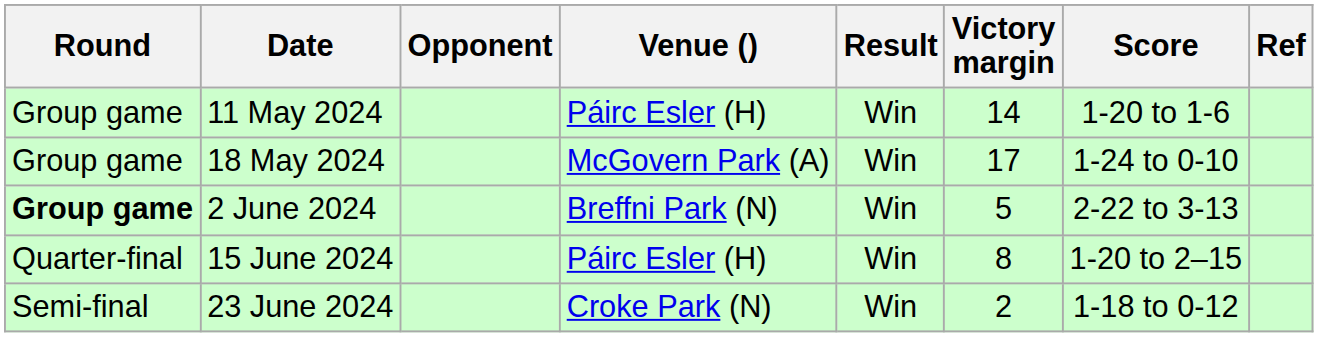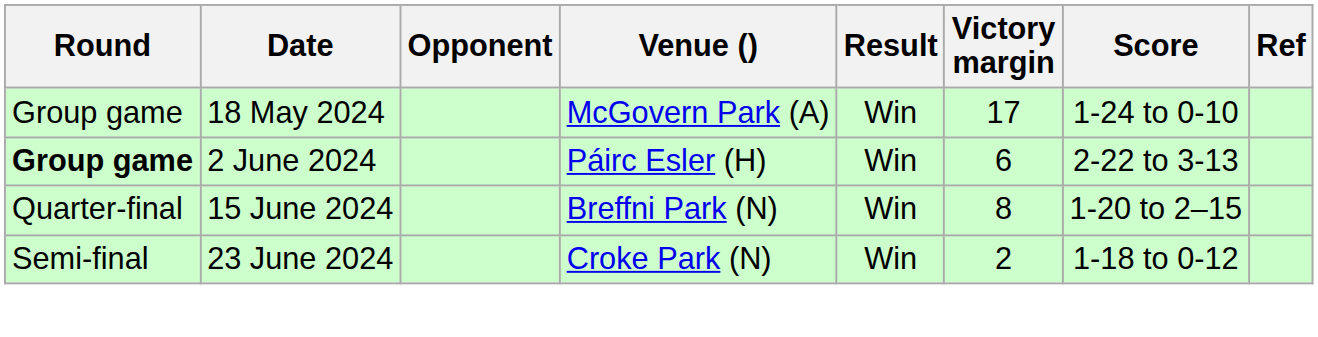- row: (295, 112)
(672, 209) Breffni Park (N) -> (667, 160) Páirc Esler (H)
(1004, 209) 5 -> (1004, 160) 6
(667, 258) Páirc Esler (H) -> (672, 209) Breffni Park (N)
